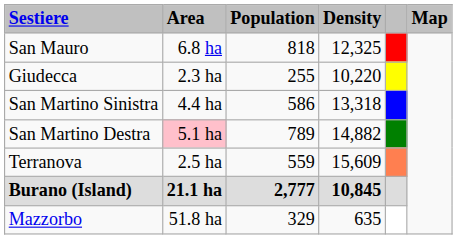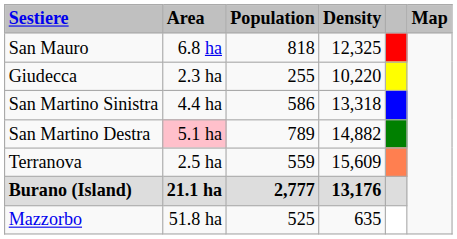(356, 190) 10,845 -> (356, 190) 13,176
(301, 219) 329 -> (301, 219) 525
